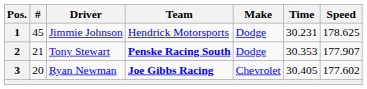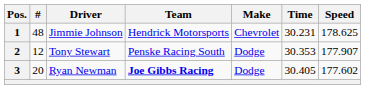(38, 32) 45 -> (38, 32) 48
(251, 32) Dodge -> (257, 32) Chevrolet
(38, 51) 21 -> (38, 51) 12
(179, 51) bold -> (176, 51) normal
(258, 70) Chevrolet -> (249, 70) Dodge
